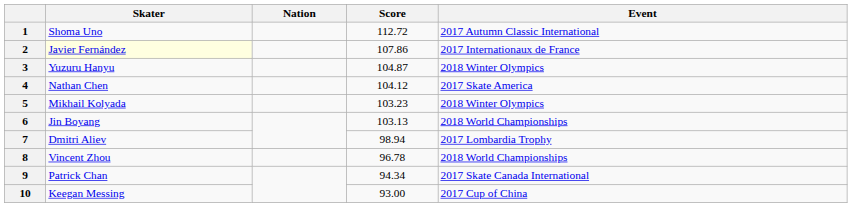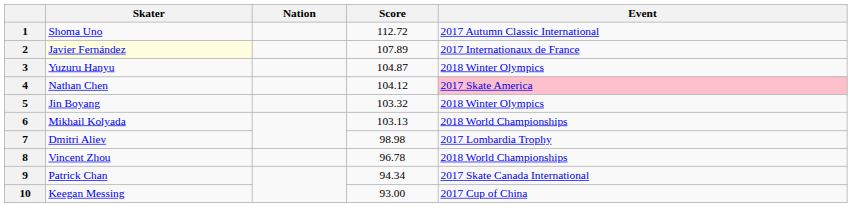(392, 49) 107.86 -> (392, 49) 107.89
(487, 85) no background -> (487, 85) pink background
(87, 103) Mikhail Kolyada -> (74, 103) Jin Boyang
(392, 103) 103.23 -> (392, 103) 103.32
(74, 121) Jin Boyang -> (87, 121) Mikhail Kolyada
(392, 139) 98.94 -> (392, 139) 98.98
